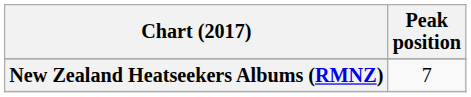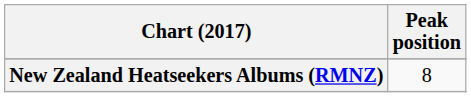(427, 75) 7 -> (427, 75) 8
